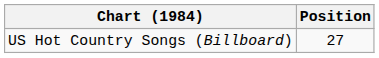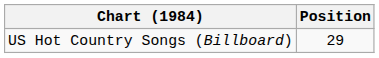(335, 41) 27 -> (335, 41) 29
